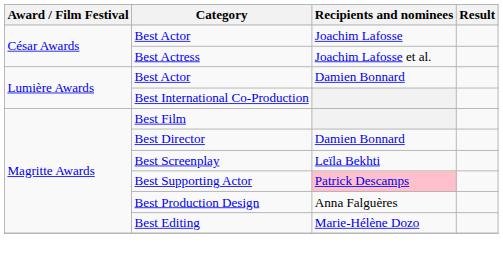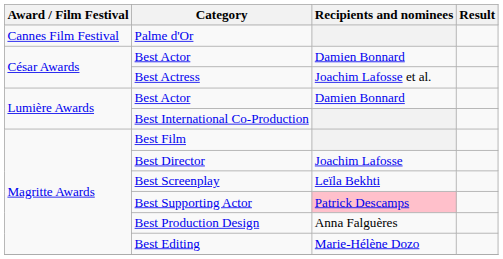+ row: (63, 35)
(359, 35) Joachim Lafosse -> (360, 56) Damien Bonnard
(360, 139) Damien Bonnard -> (359, 160) Joachim Lafosse
